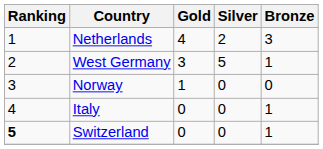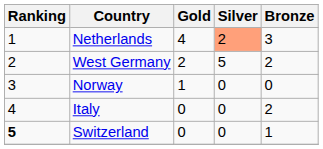(222, 39) no background -> (222, 39) lightsalmon background
(181, 62) 3 -> (181, 62) 2
(269, 62) 1 -> (269, 62) 2
(269, 109) 1 -> (269, 109) 2
